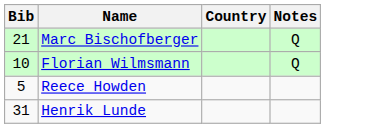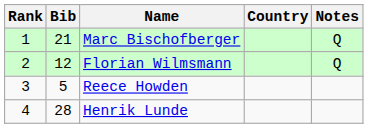+ column: (26, 16)
(21, 64) 10 -> (63, 64) 12
(21, 111) 31 -> (63, 111) 28
